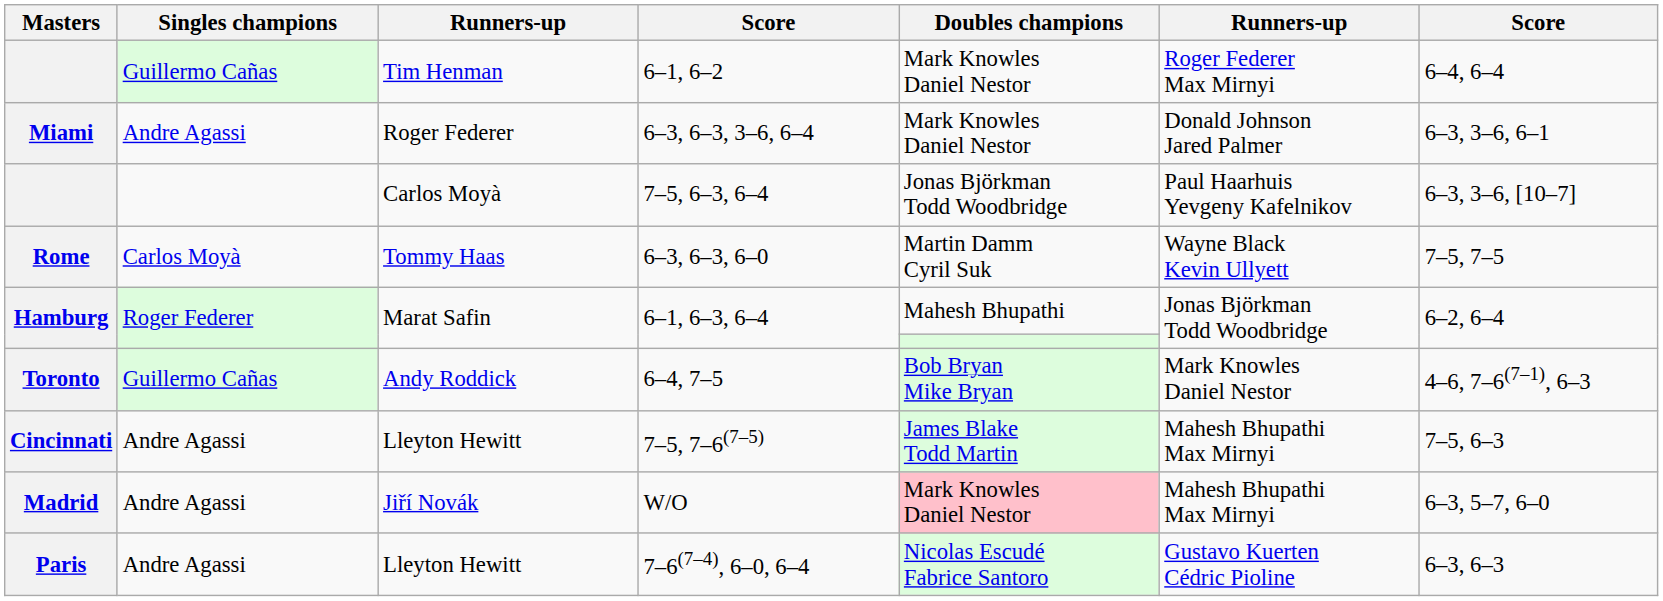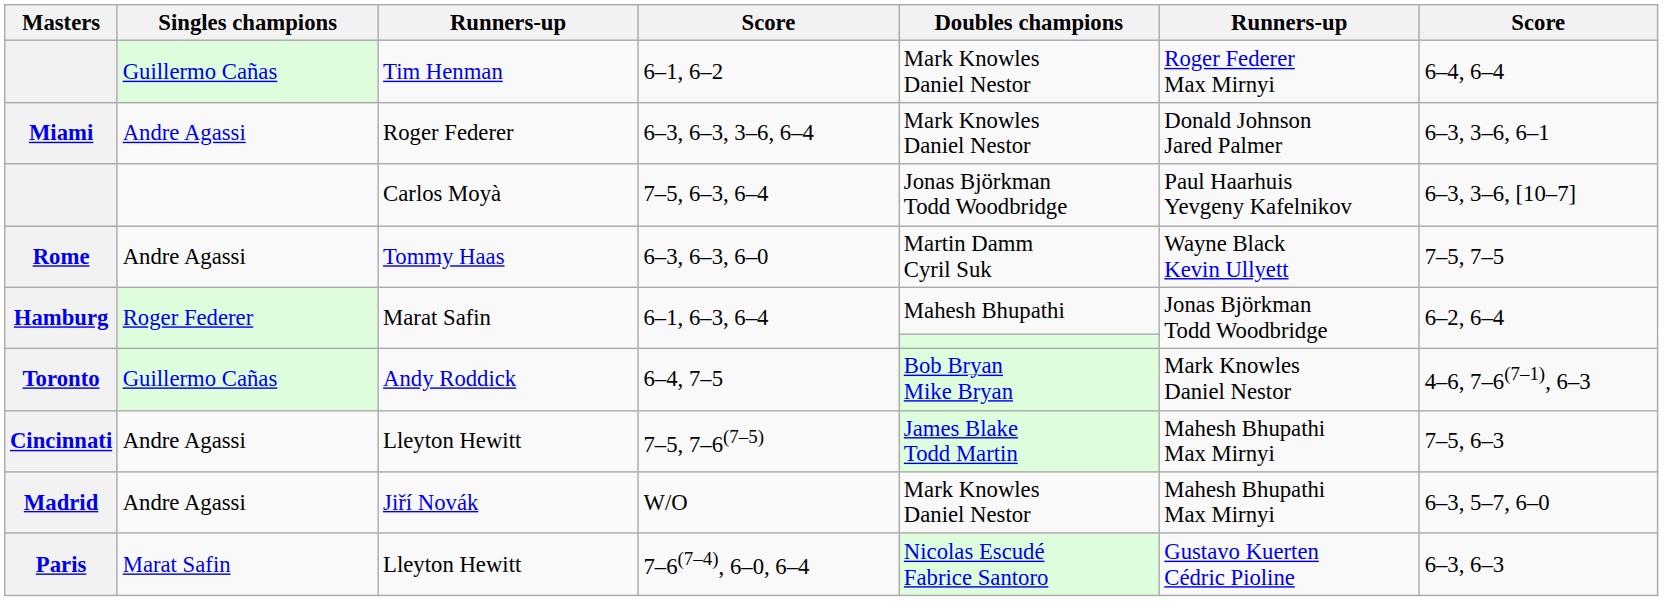(182, 256) Carlos Moyà -> (184, 256) Andre Agassi
(972, 502) pink background -> (972, 502) no background
(184, 564) Andre Agassi -> (177, 564) Marat Safin
